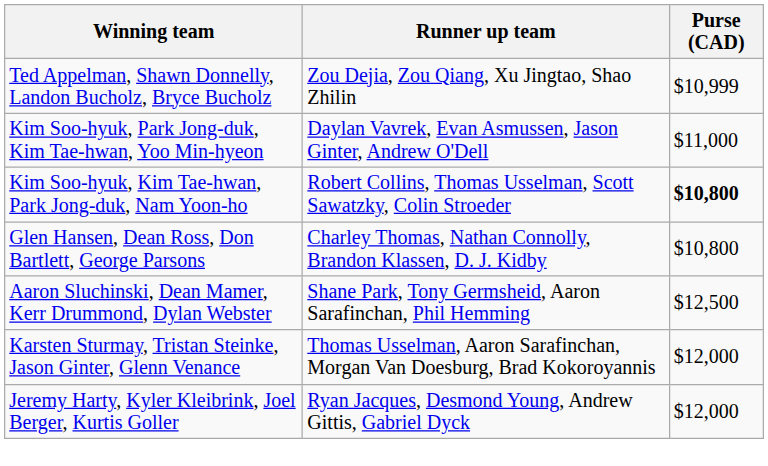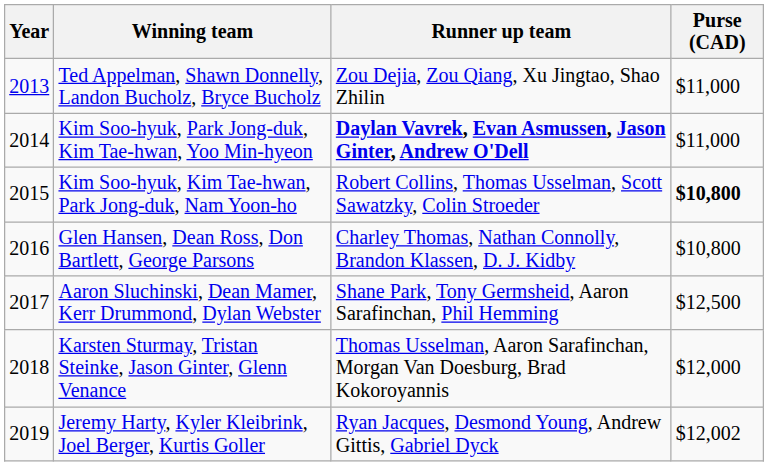+ column: (29, 31)
(706, 85) $10,999 -> (708, 85) $11,000
(463, 140) normal -> (501, 140) bold
(706, 411) $12,000 -> (708, 433) $12,002
